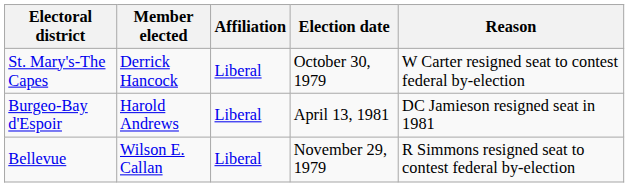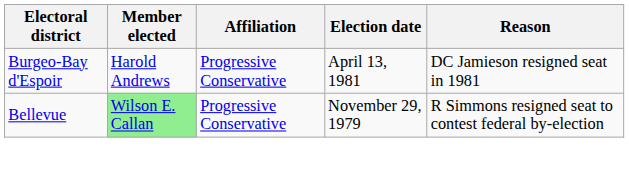- row: (57, 70)
(238, 115) Liberal -> (243, 70) Progressive Conservative
(152, 159) no background -> (143, 115) lightgreen background
(238, 159) Liberal -> (243, 115) Progressive Conservative
